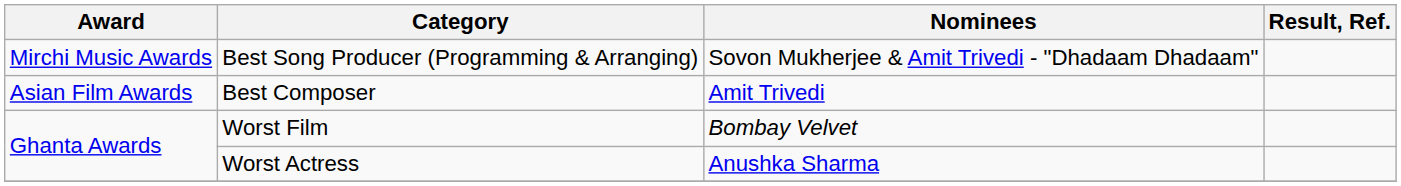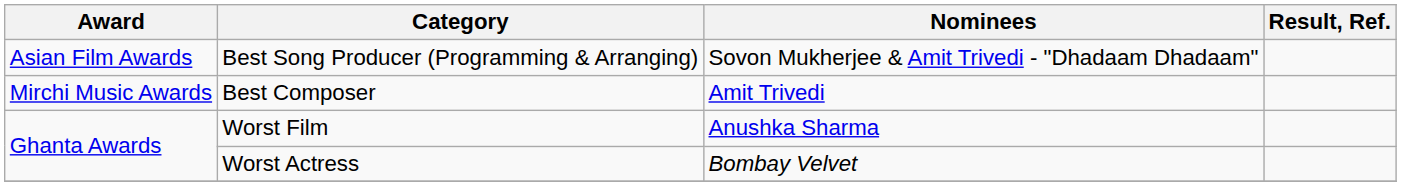(111, 57) Mirchi Music Awards -> (101, 57) Asian Film Awards
(101, 92) Asian Film Awards -> (111, 92) Mirchi Music Awards
(783, 127) Bombay Velvet -> (794, 127) Anushka Sharma
(794, 163) Anushka Sharma -> (783, 163) Bombay Velvet
